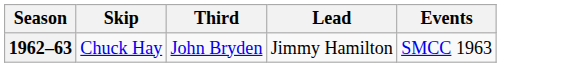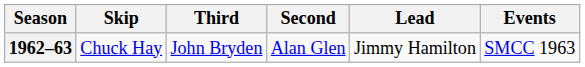+ column: (308, 18)
